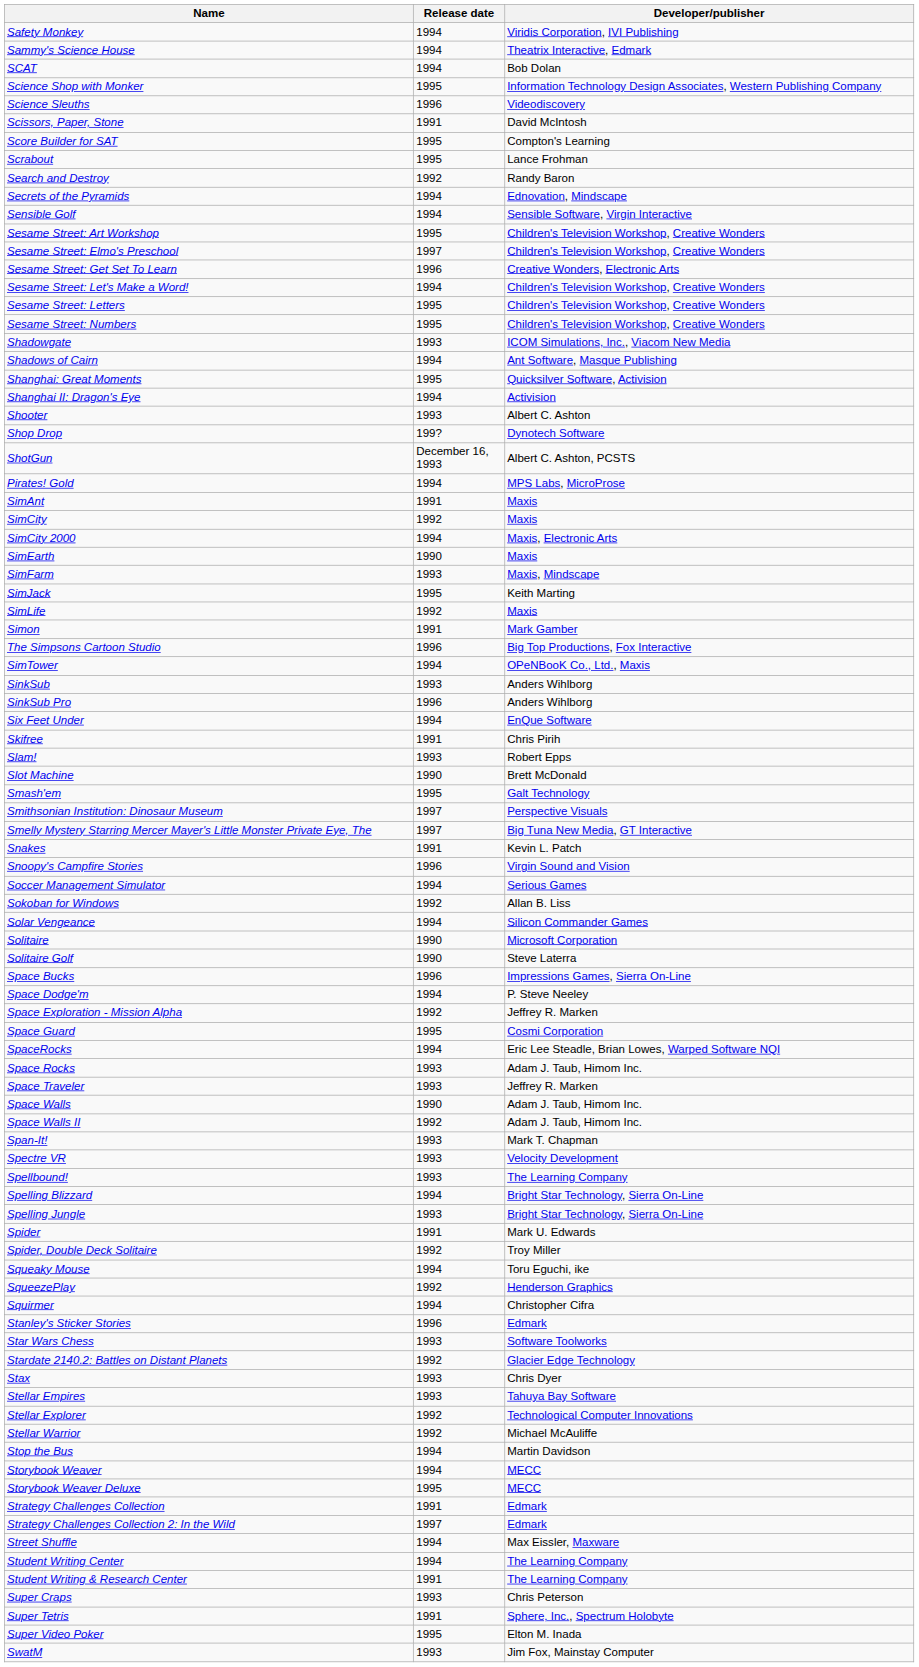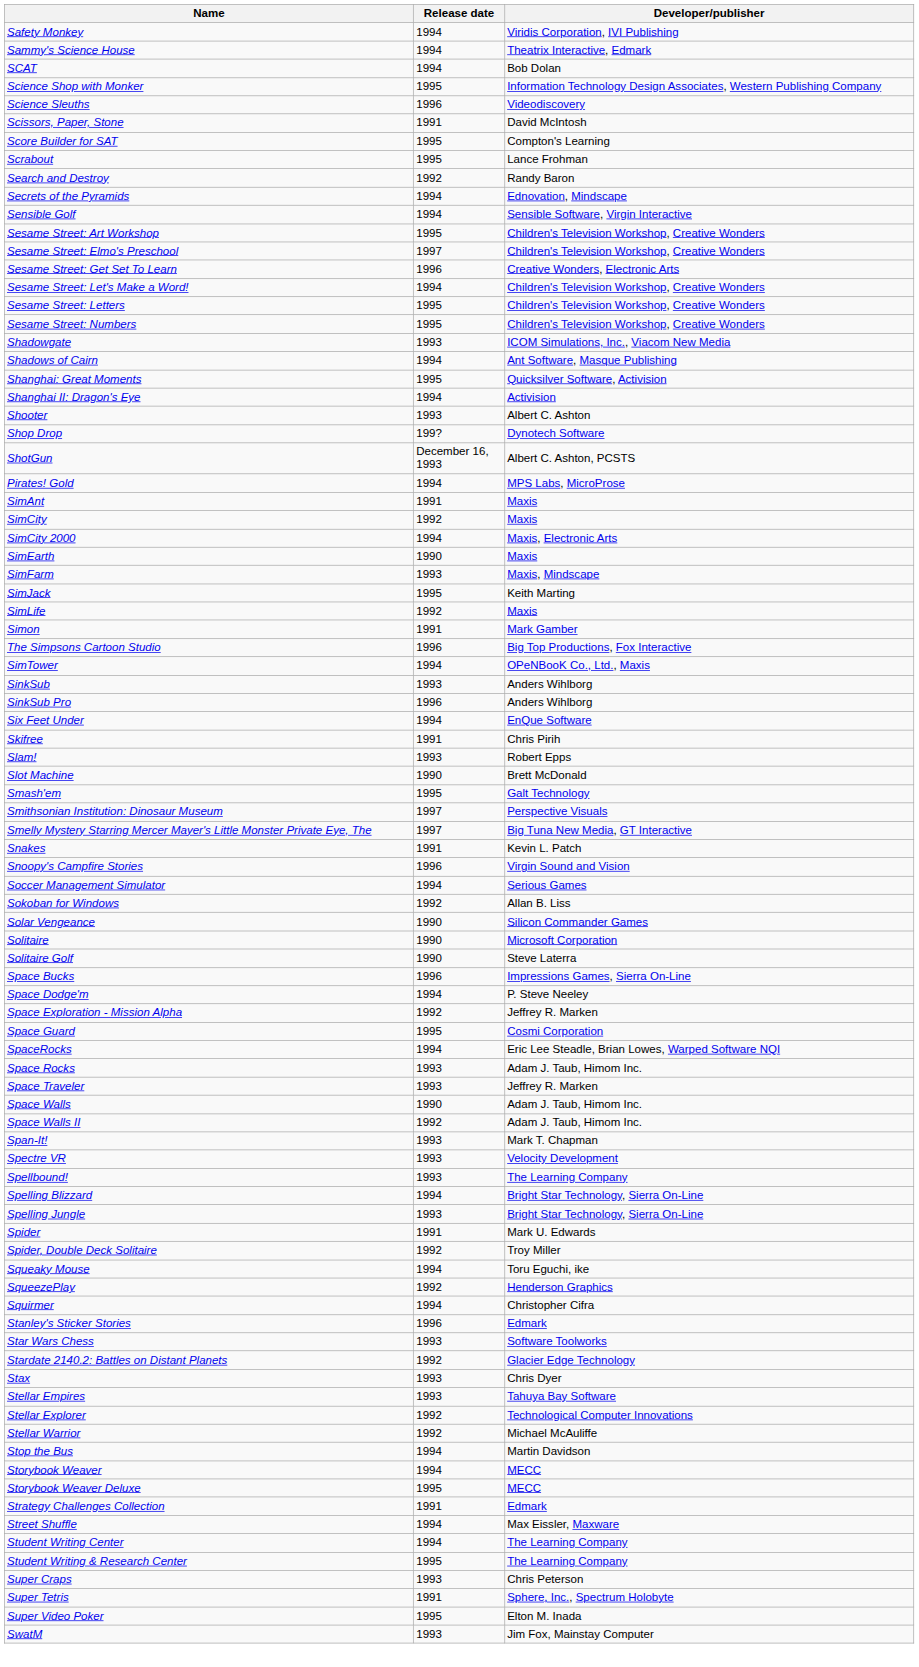(429, 921) 1994 -> (429, 921) 1990
- row: (121, 1524)
(429, 1579) 1991 -> (429, 1561) 1995
